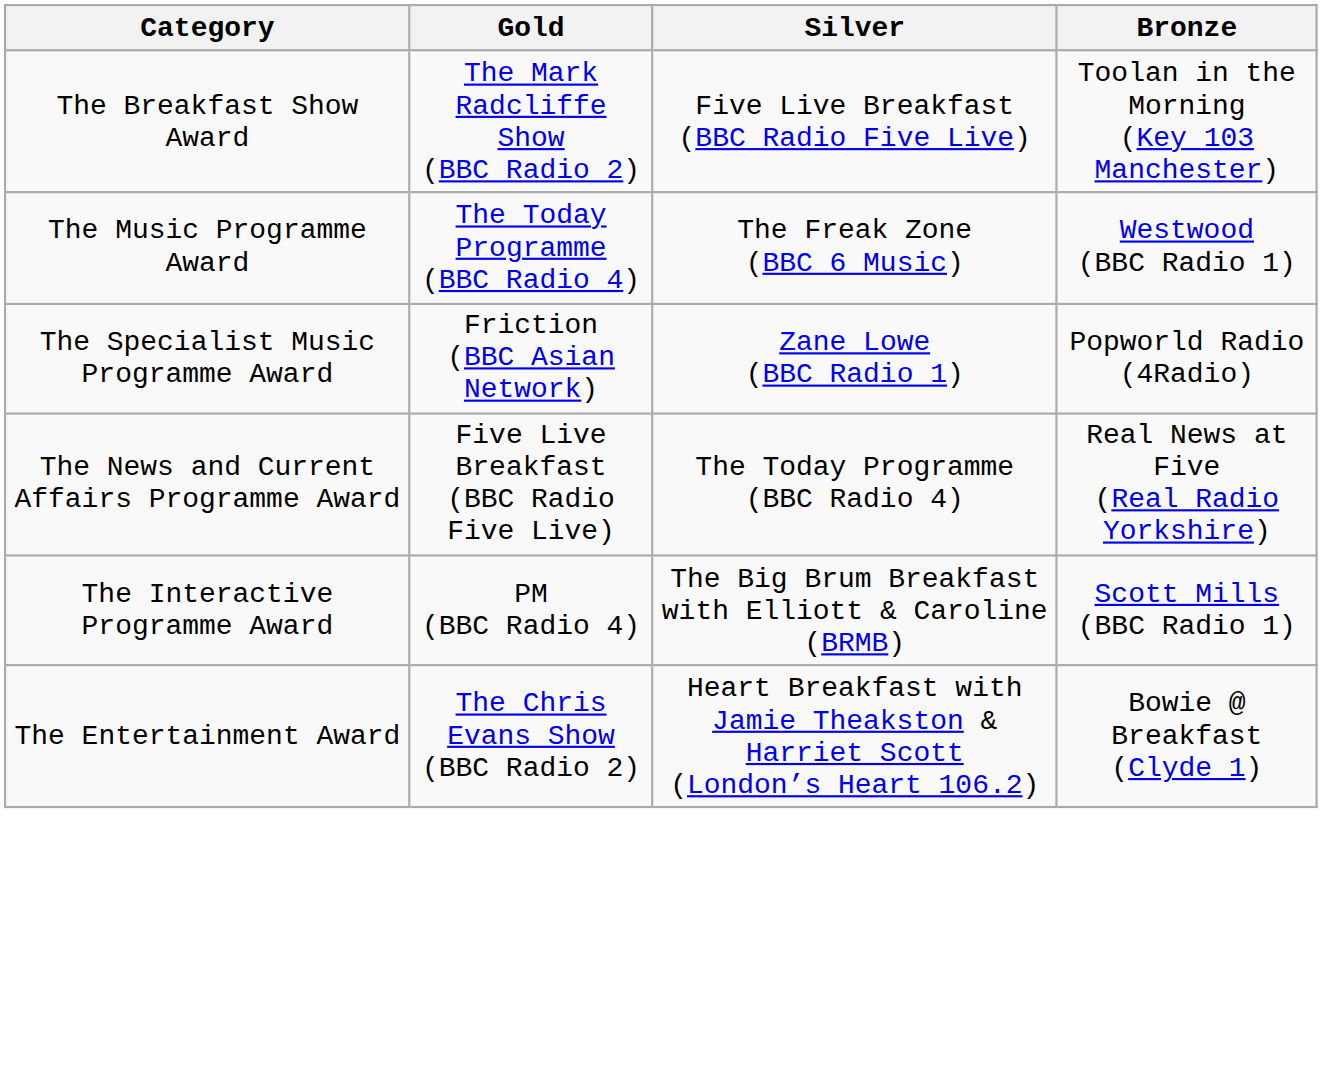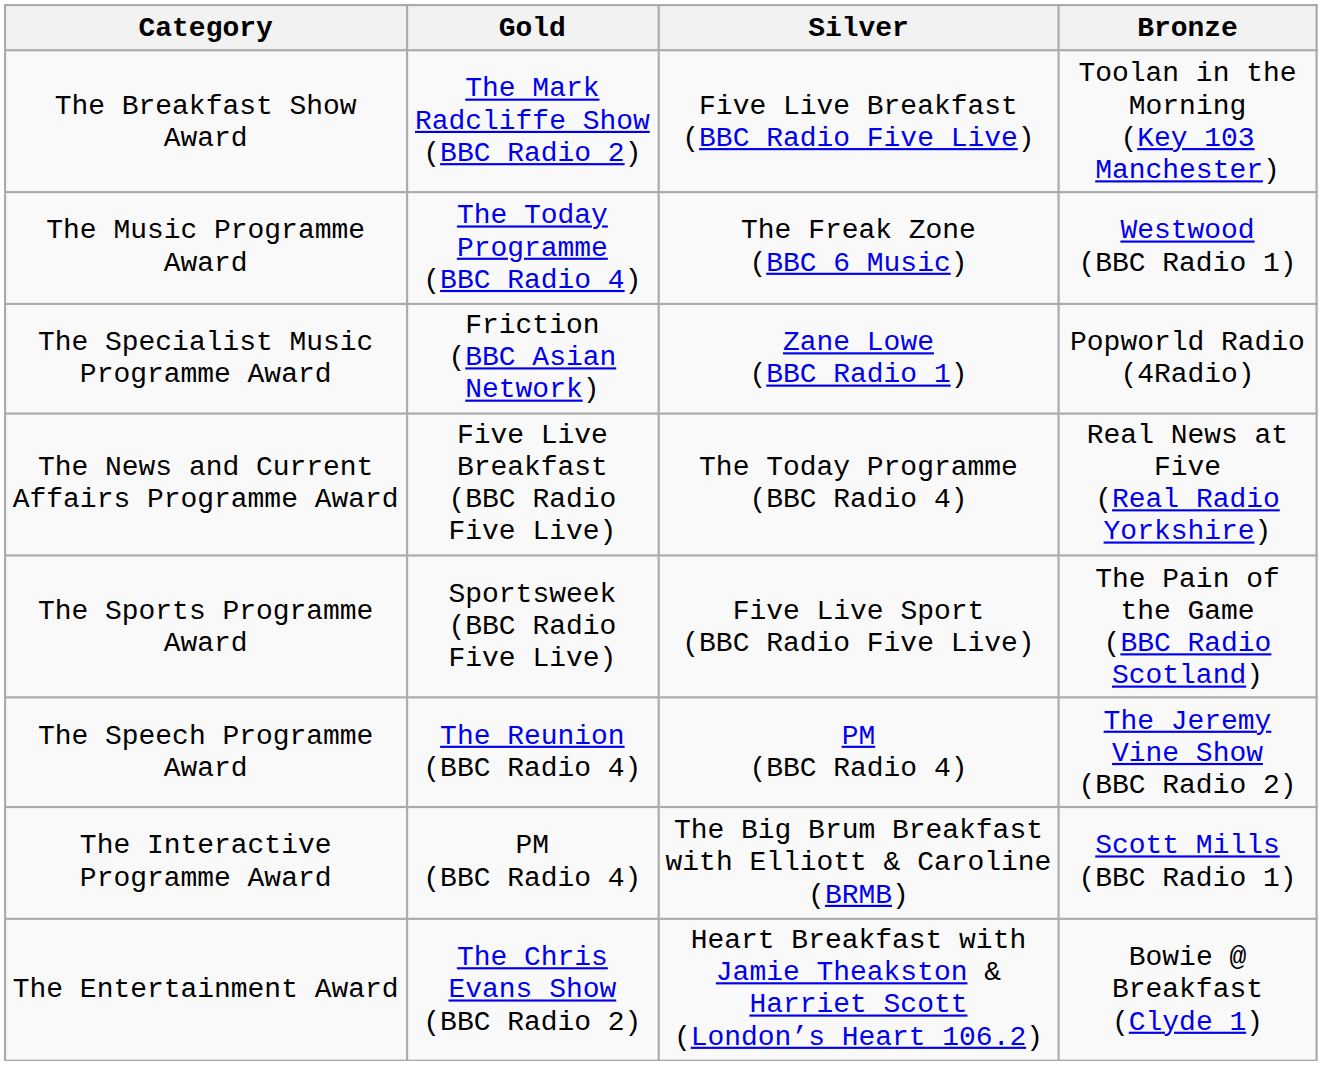+ row: (206, 626)
+ row: (206, 753)
